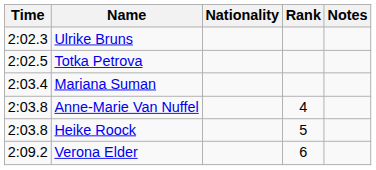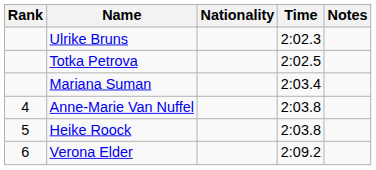columns swapped: (303, 15) <-> (28, 15)
